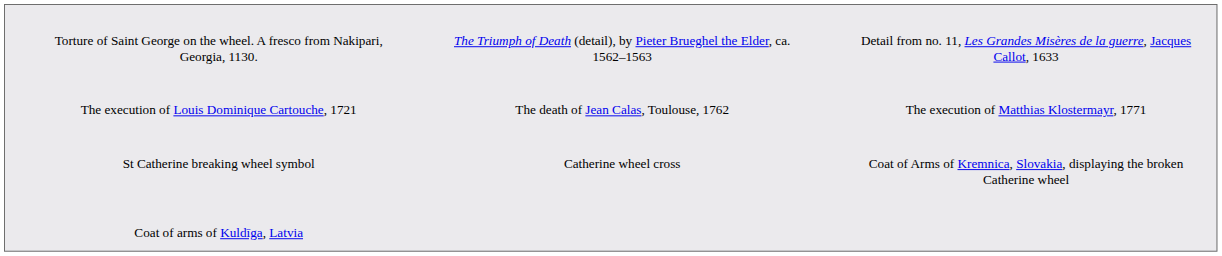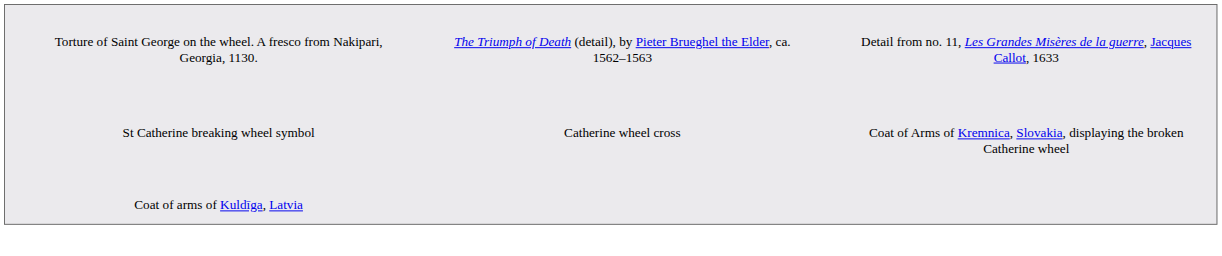- row: (219, 110)
